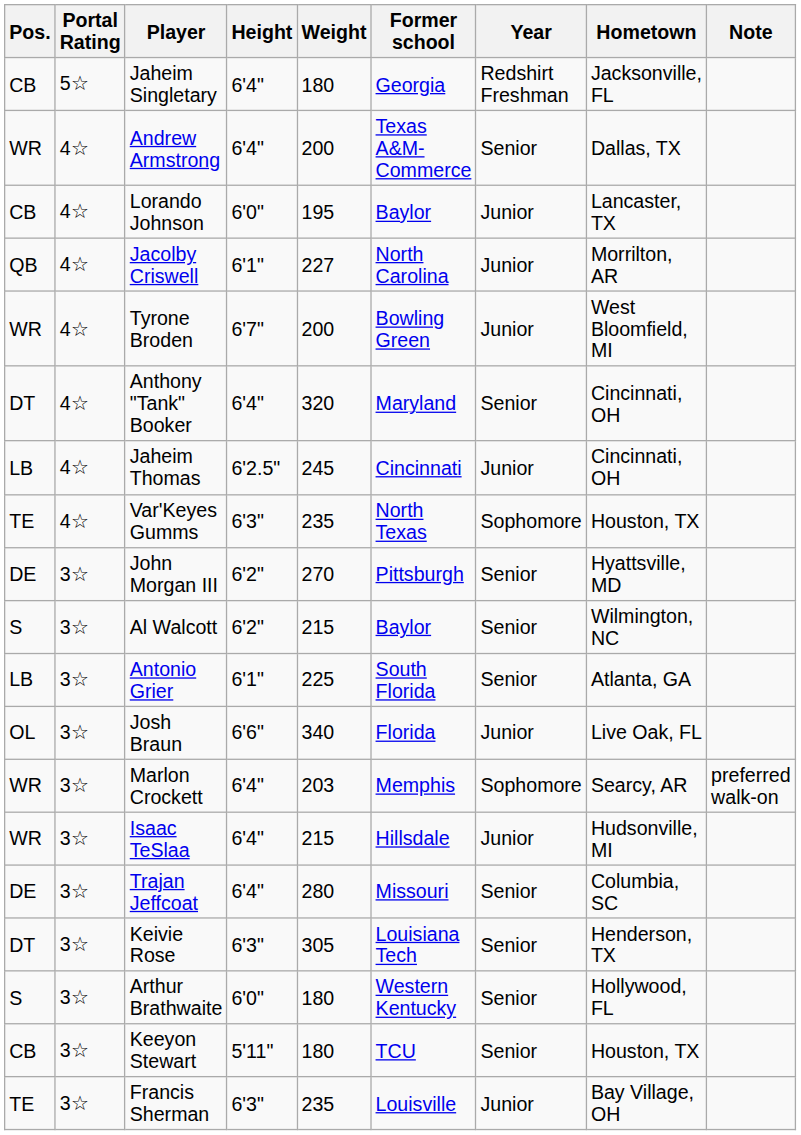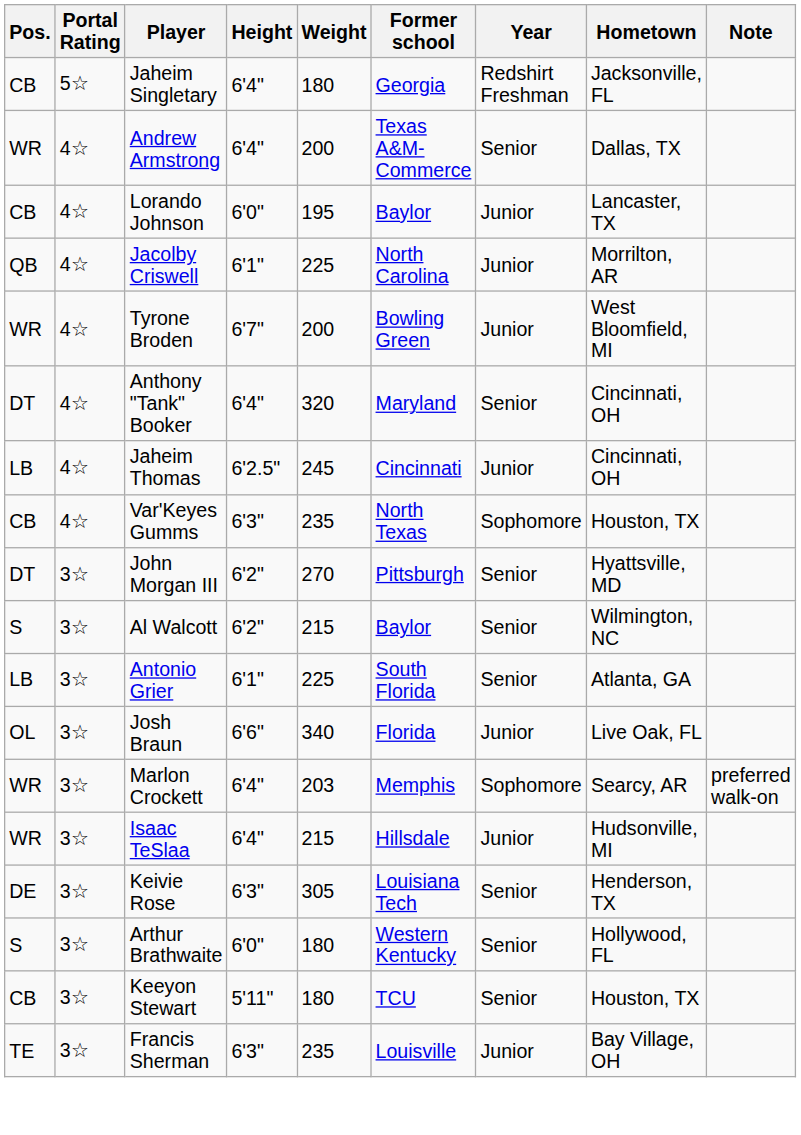(318, 265) 227 -> (318, 265) 225
(22, 521) TE -> (23, 521) CB
(23, 574) DE -> (22, 574) DT
- row: (164, 892)
(22, 945) DT -> (23, 892) DE
